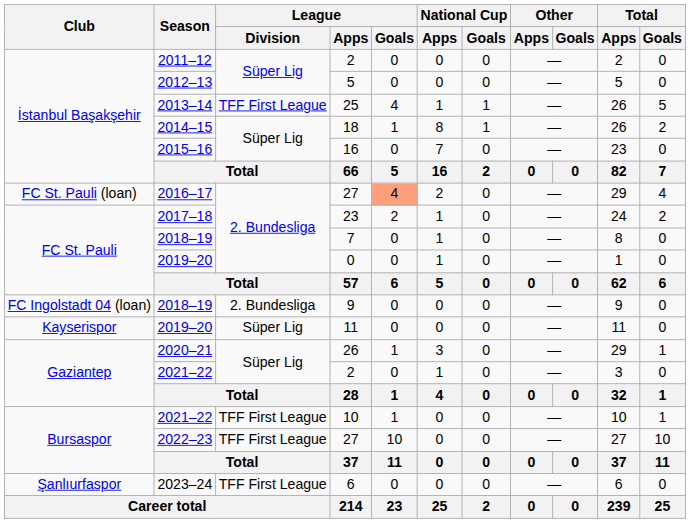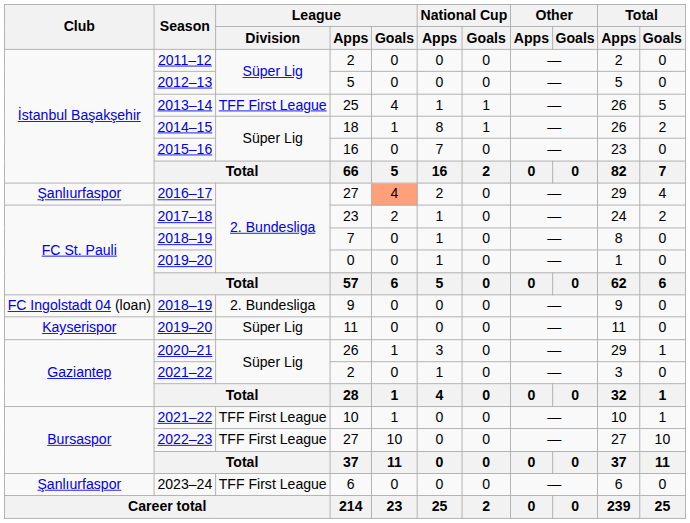(79, 194) FC St. Pauli (loan) -> (79, 194) Şanlıurfaspor
